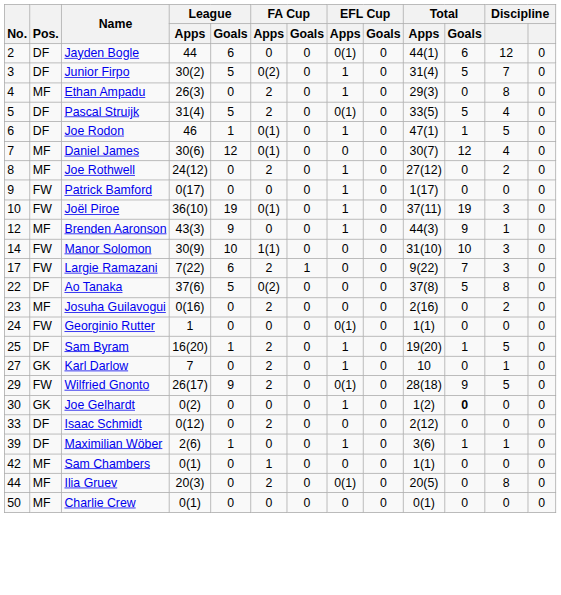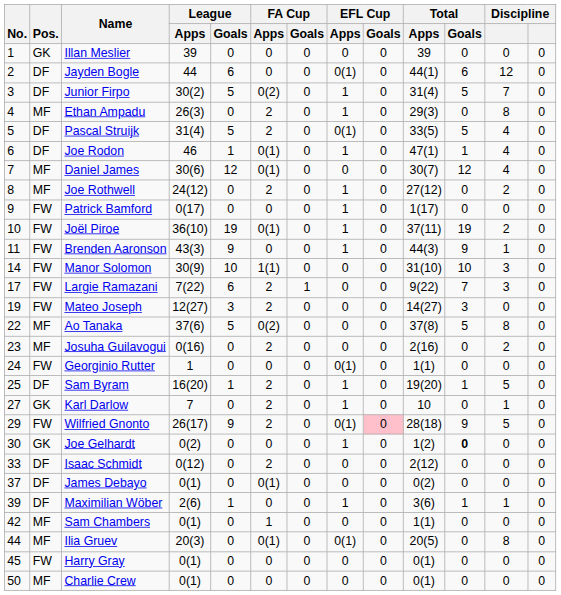+ row: (97, 53)
(506, 131) 5 -> (506, 151) 4
(506, 209) 3 -> (506, 229) 2
(14, 229) 12 -> (14, 248) 11
(42, 229) MF -> (42, 248) FW
+ row: (103, 307)
(41, 287) DF -> (42, 326) MF
(383, 385) no background -> (383, 424) pink background
+ row: (106, 483)
(269, 483) 2 -> (269, 541) 0(1)
+ row: (95, 561)
